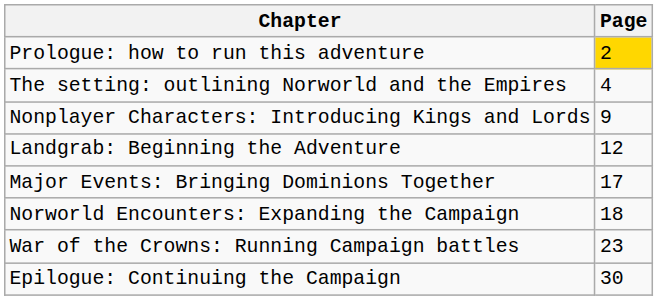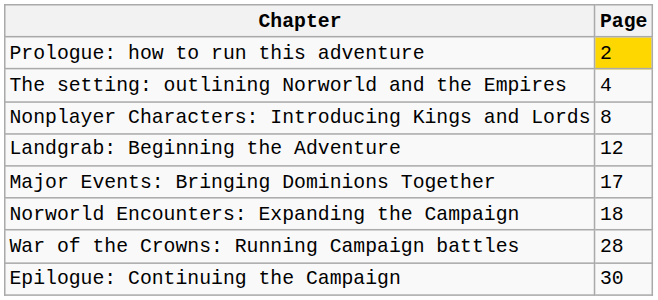(606, 117) 9 -> (606, 117) 8
(612, 246) 23 -> (612, 246) 28
